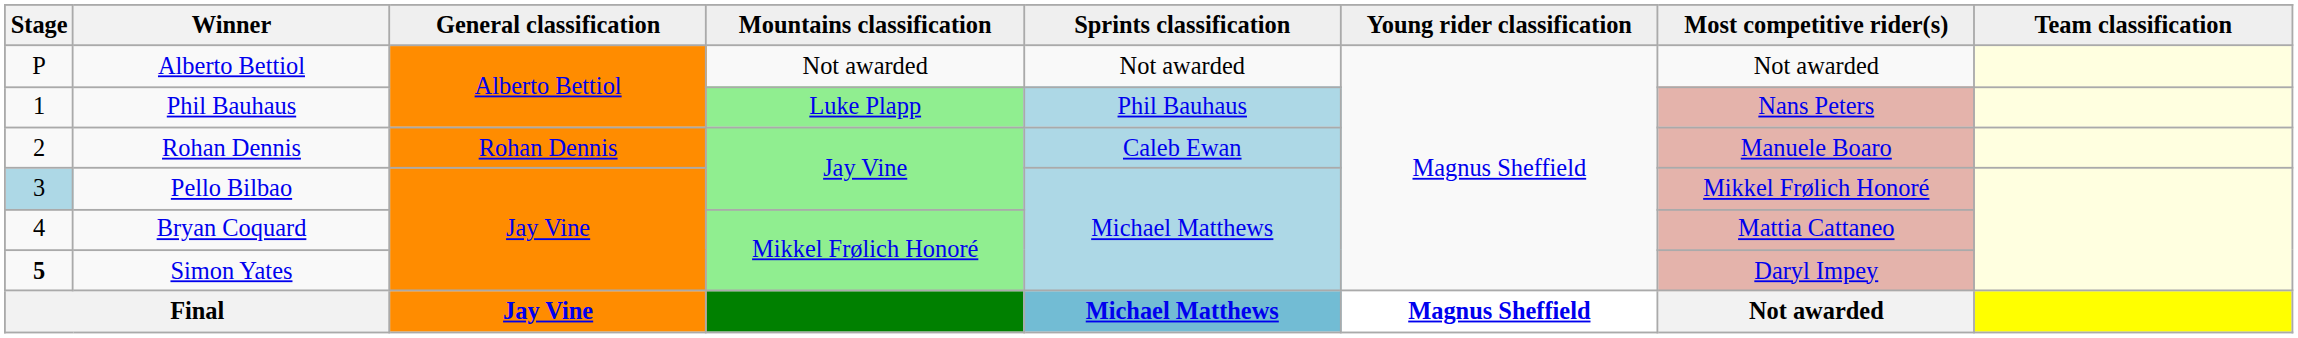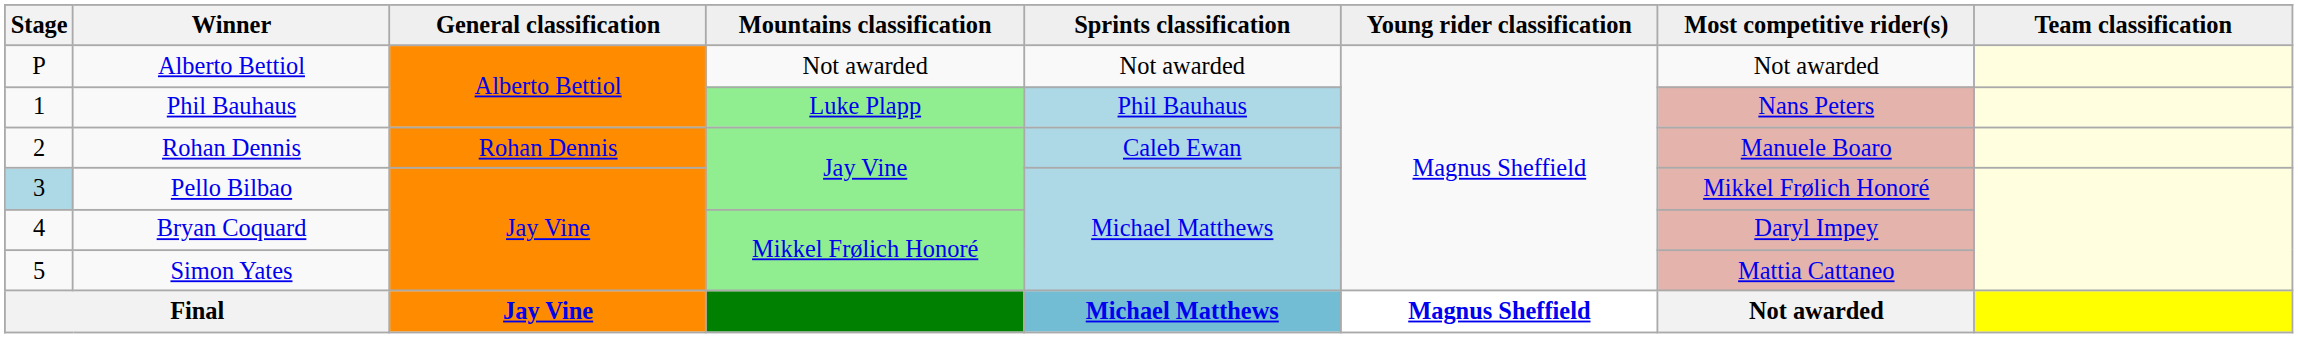(1816, 229) Mattia Cattaneo -> (1816, 229) Daryl Impey
(39, 270) bold -> (39, 270) normal
(1816, 270) Daryl Impey -> (1816, 270) Mattia Cattaneo
